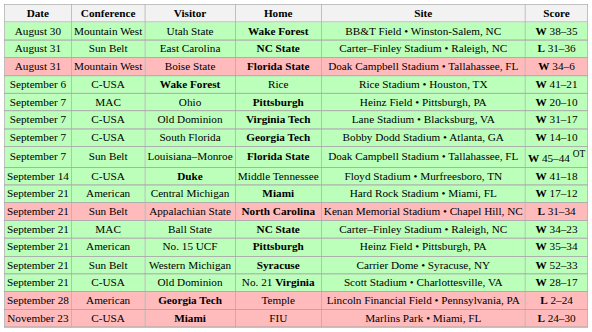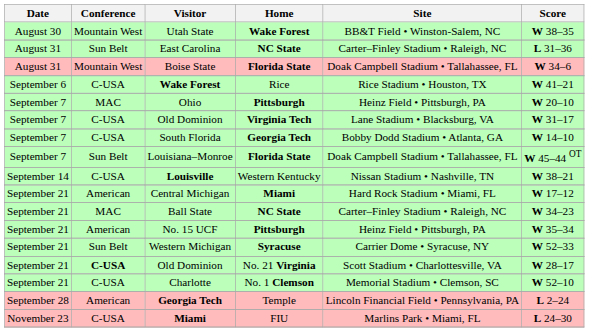+ row: (190, 176)
- row: (190, 176)
- row: (190, 211)
(108, 282) normal -> (108, 265) bold
+ row: (190, 282)
